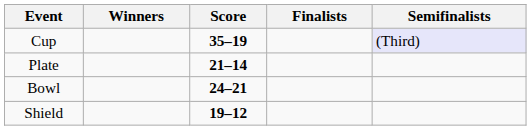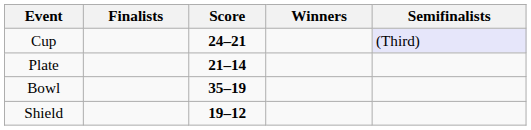columns swapped: (136, 16) <-> (320, 16)
(228, 40) 35–19 -> (227, 40) 24–21
(228, 88) 24–21 -> (227, 88) 35–19
